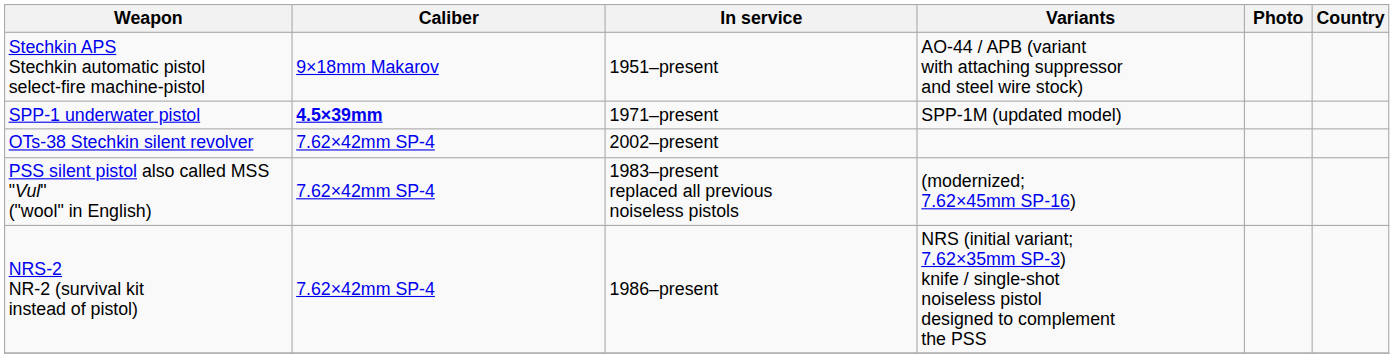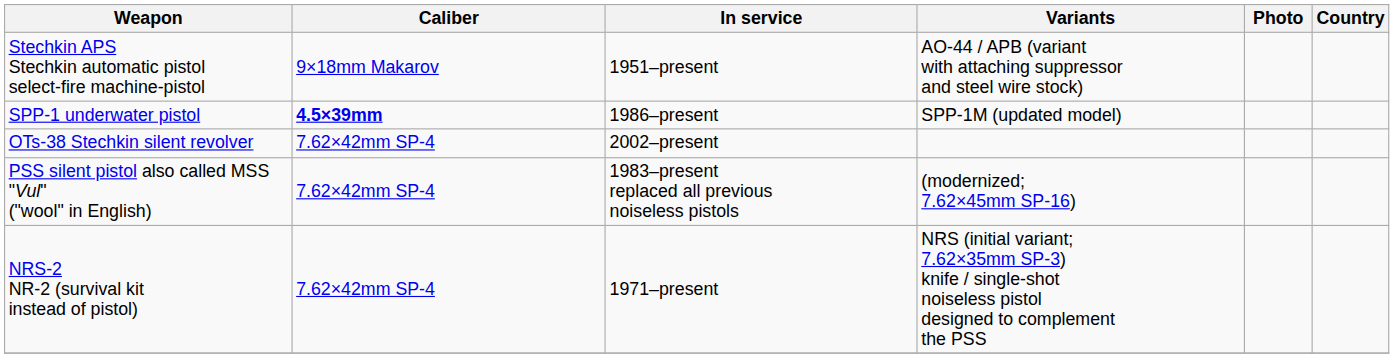(664, 114) 1971–present -> (664, 114) 1986–present
(664, 289) 1986–present -> (664, 289) 1971–present
